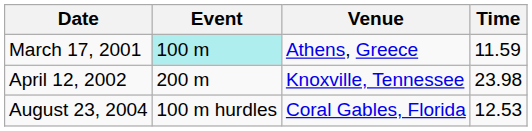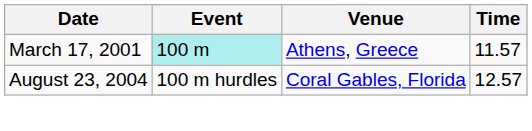(498, 49) 11.59 -> (498, 49) 11.57
- row: (68, 79)
(498, 110) 12.53 -> (498, 79) 12.57
